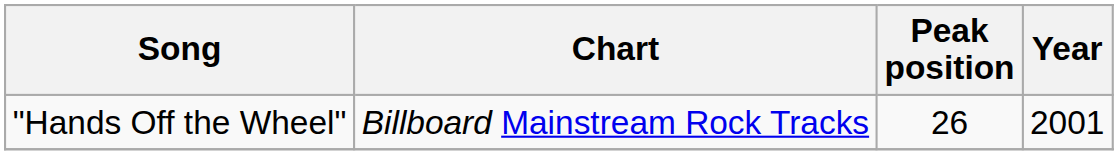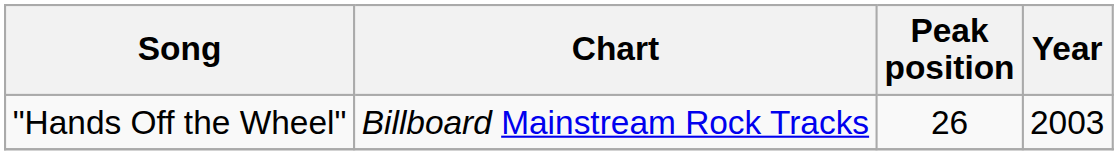(1067, 121) 2001 -> (1067, 121) 2003
